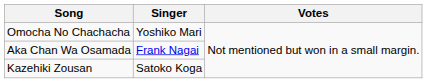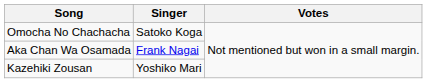(169, 31) Yoshiko Mari -> (169, 31) Satoko Koga
(169, 68) Satoko Koga -> (169, 68) Yoshiko Mari
